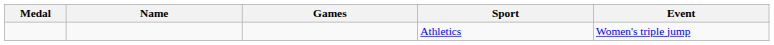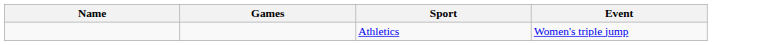- column: (35, 13)
